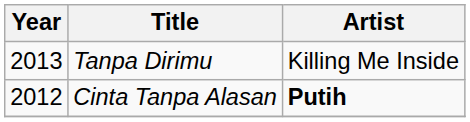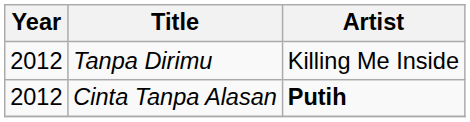(36, 60) 2013 -> (36, 60) 2012
